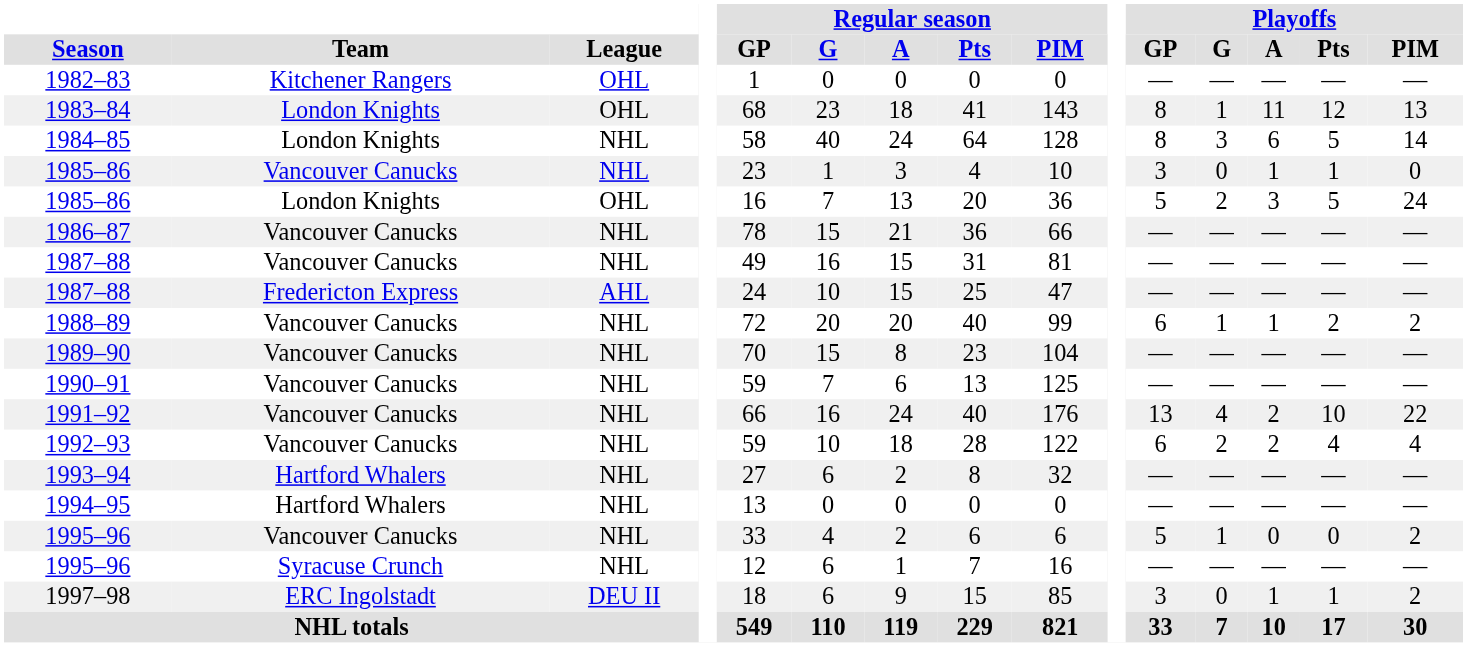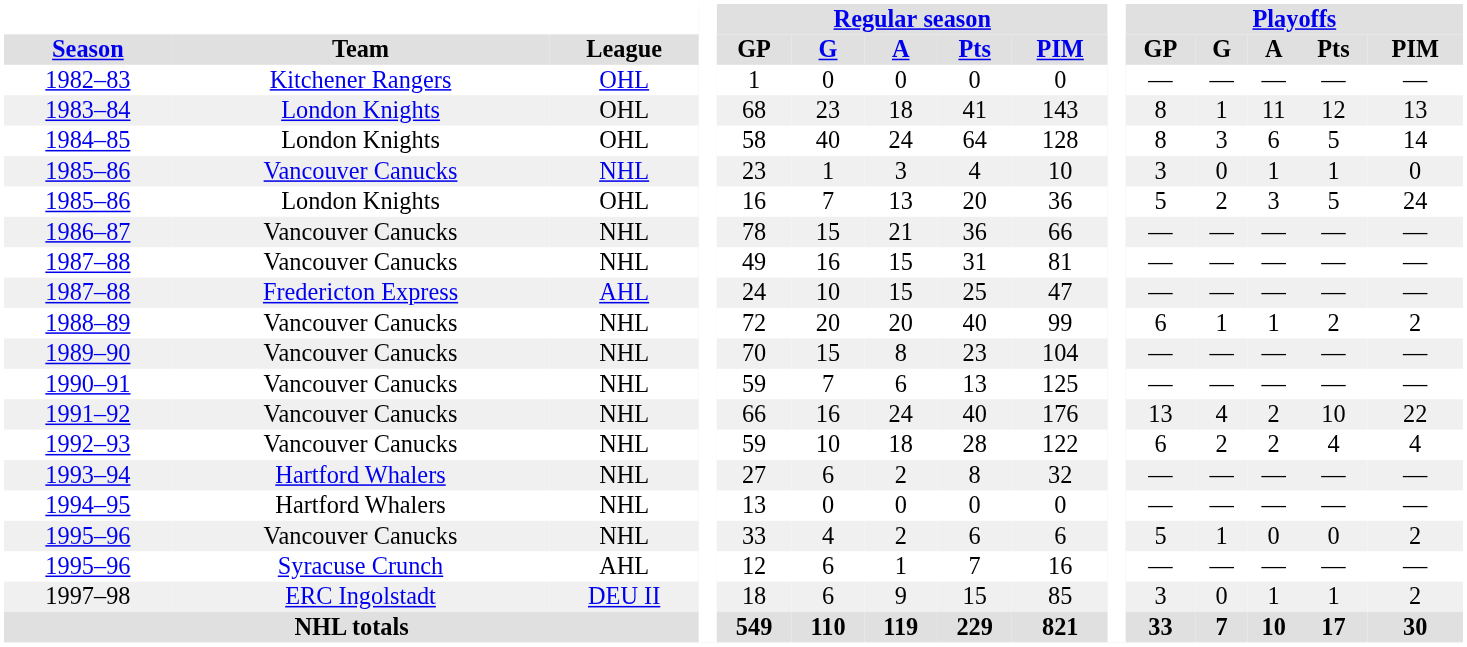(624, 140) NHL -> (624, 140) OHL
(624, 566) NHL -> (624, 566) AHL
